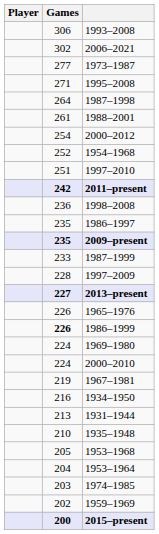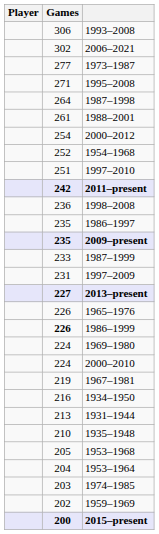(62, 275) 228 -> (62, 275) 231
